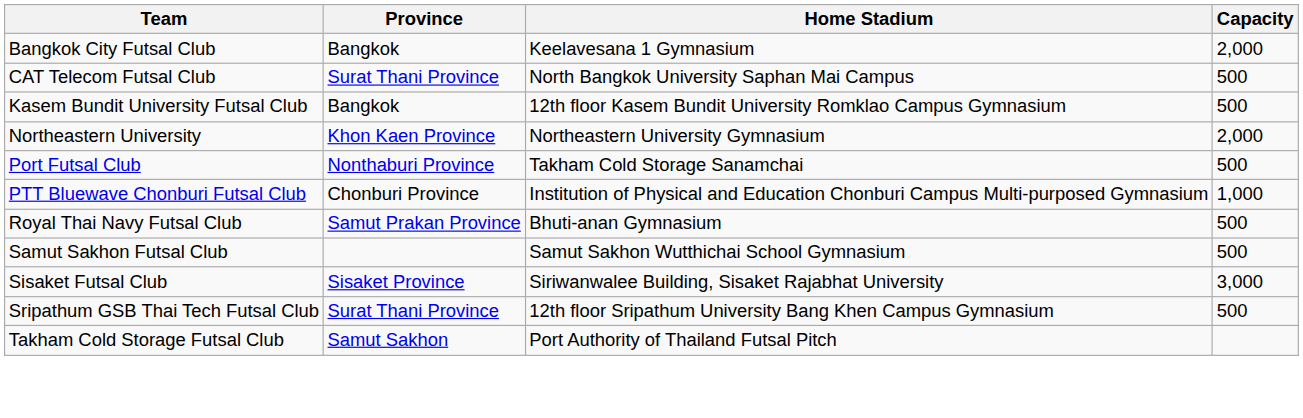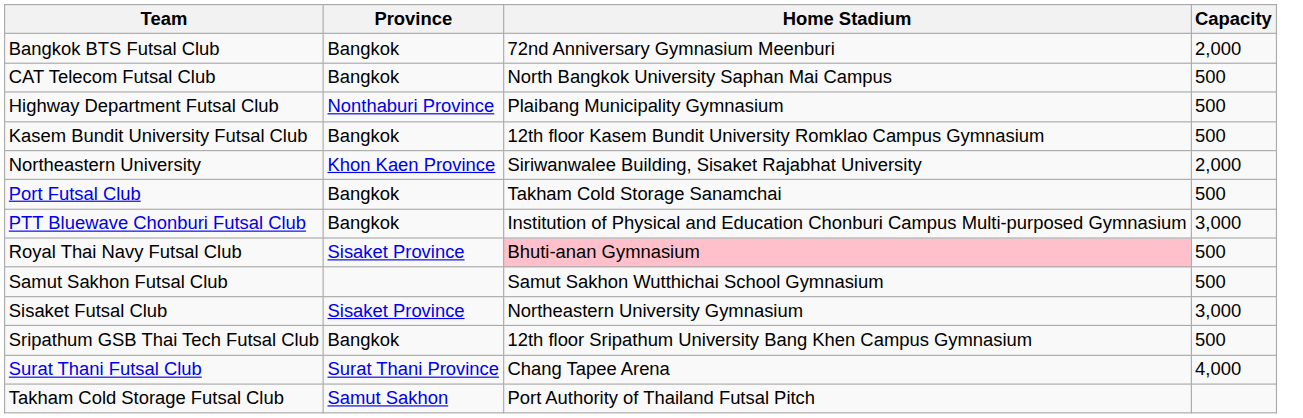+ row: (114, 48)
- row: (112, 48)
(413, 77) Surat Thani Province -> (363, 77) Bangkok
+ row: (144, 106)
(677, 135) Northeastern University Gymnasium -> (715, 164) Siriwanwalee Building, Sisaket Rajabhat University
(411, 164) Nonthaburi Province -> (363, 194) Bangkok
(403, 194) Chonburi Province -> (363, 223) Bangkok
(1240, 194) 1,000 -> (1218, 223) 3,000
(424, 223) Samut Prakan Province -> (396, 252) Sisaket Province
(625, 223) no background -> (604, 252) pink background
(736, 281) Siriwanwalee Building, Sisaket Rajabhat University -> (655, 310) Northeastern University Gymnasium
(413, 310) Surat Thani Province -> (363, 340) Bangkok
+ row: (105, 369)
